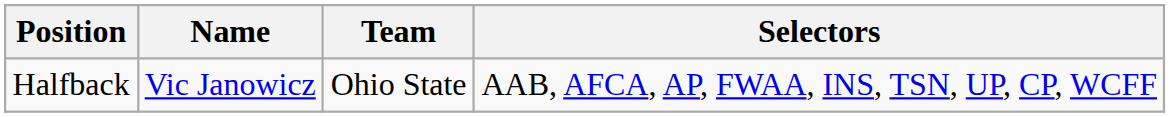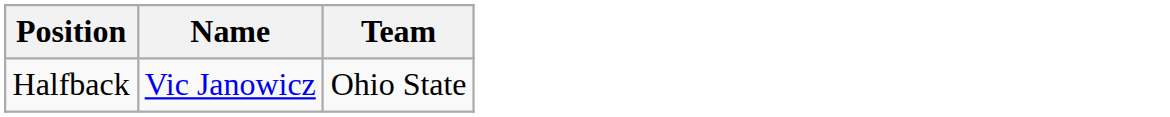- column: (819, 31)
